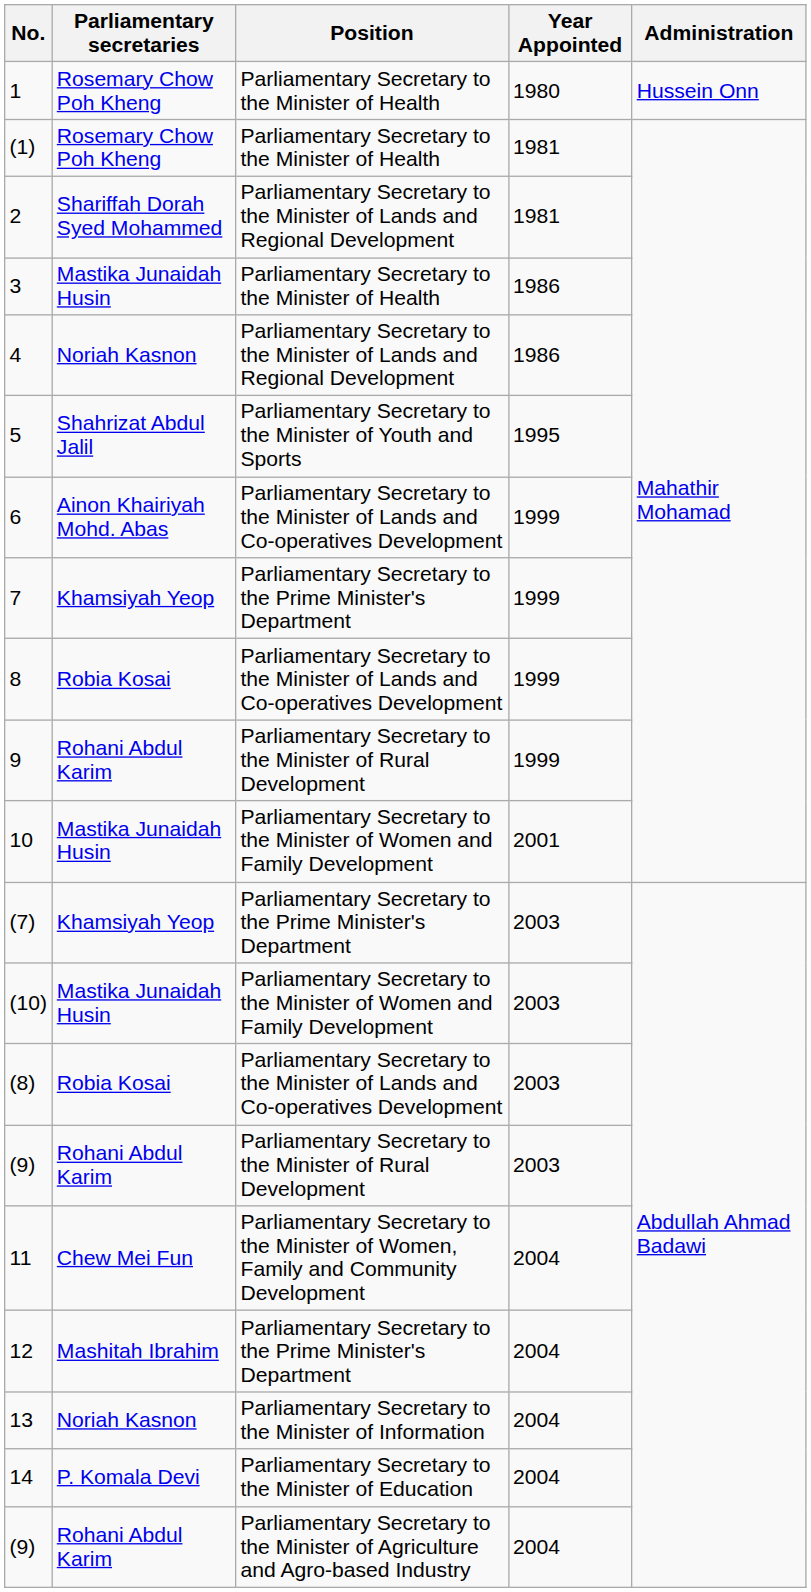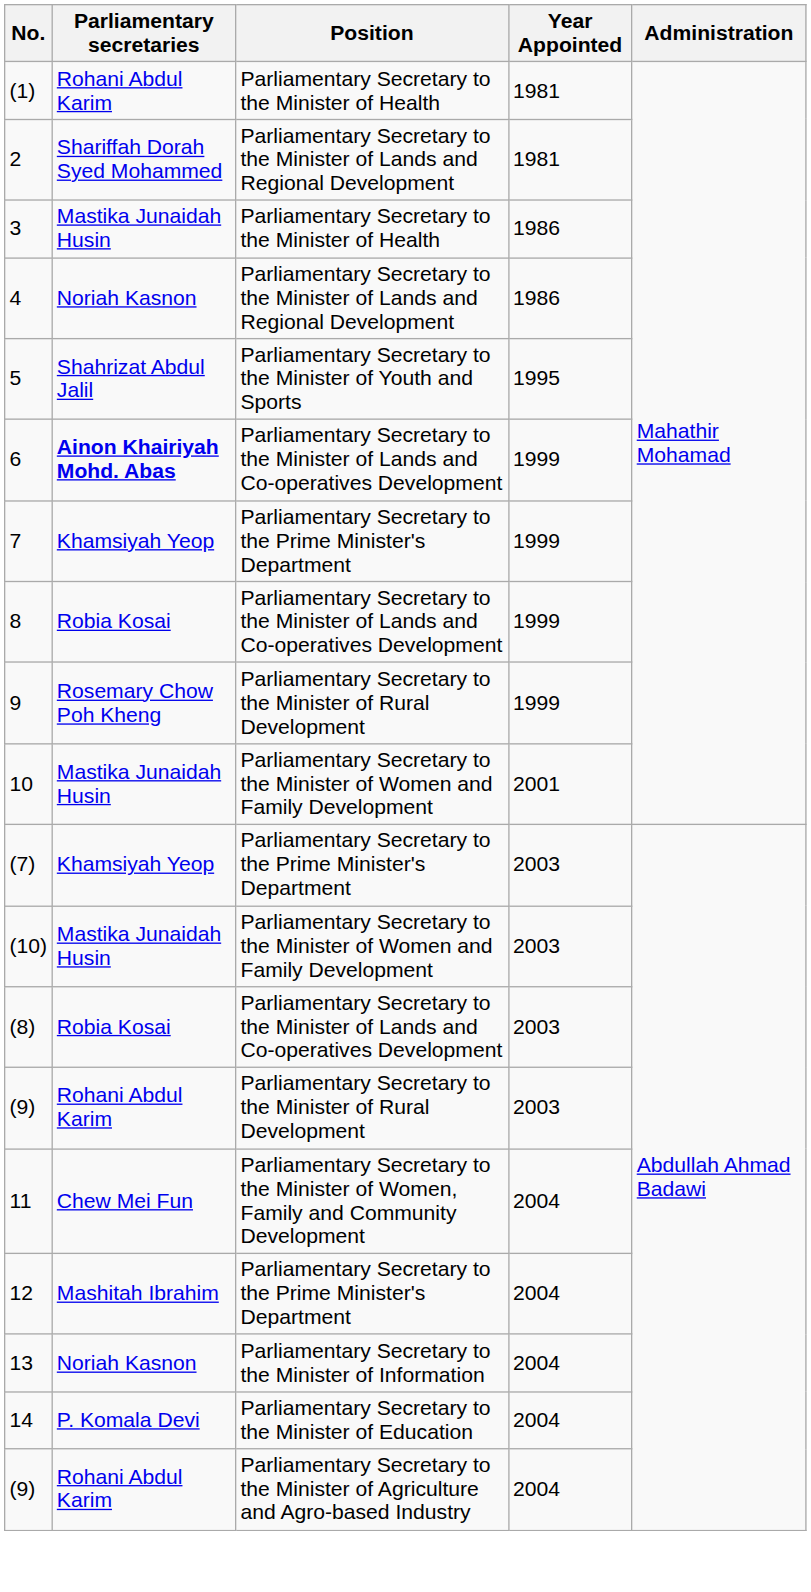- row: (15, 90)
(135, 147) Rosemary Chow Poh Kheng -> (120, 90) Rohani Abdul Karim
(131, 517) normal -> (138, 459) bold
(120, 760) Rohani Abdul Karim -> (135, 702) Rosemary Chow Poh Kheng
